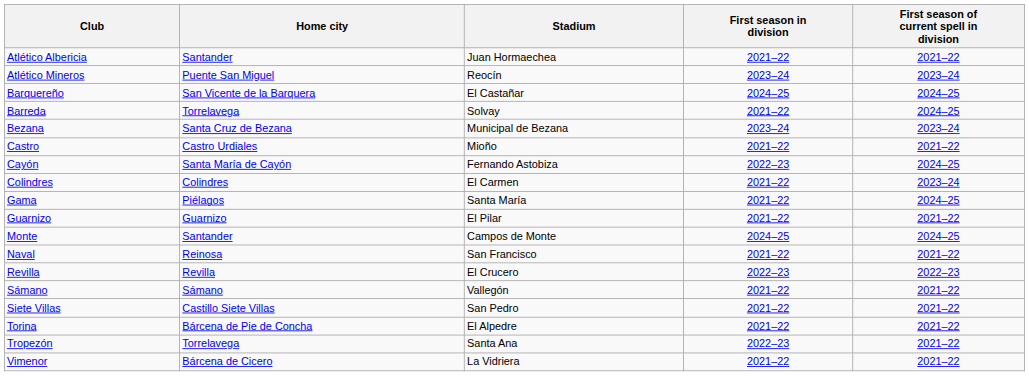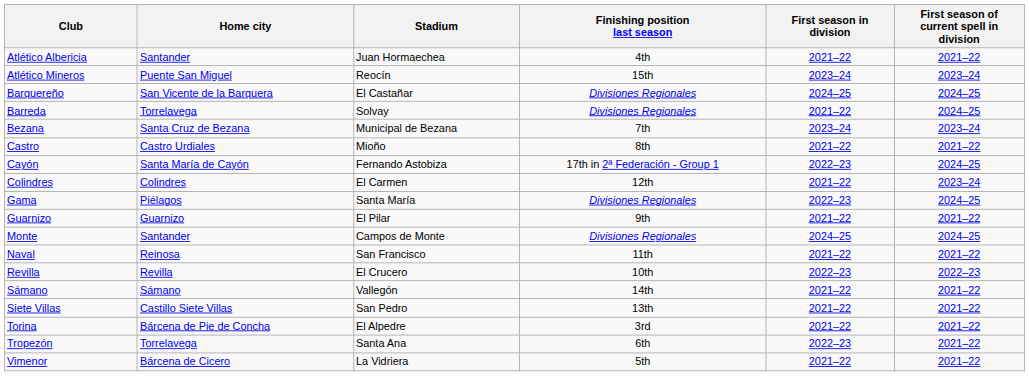+ column: (643, 26)
(768, 200) 2021–22 -> (830, 200) 2022–23
